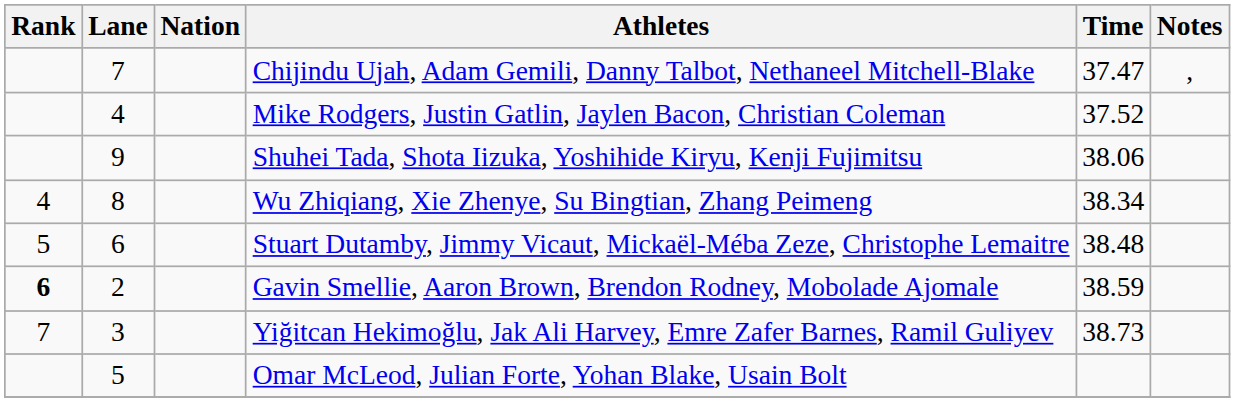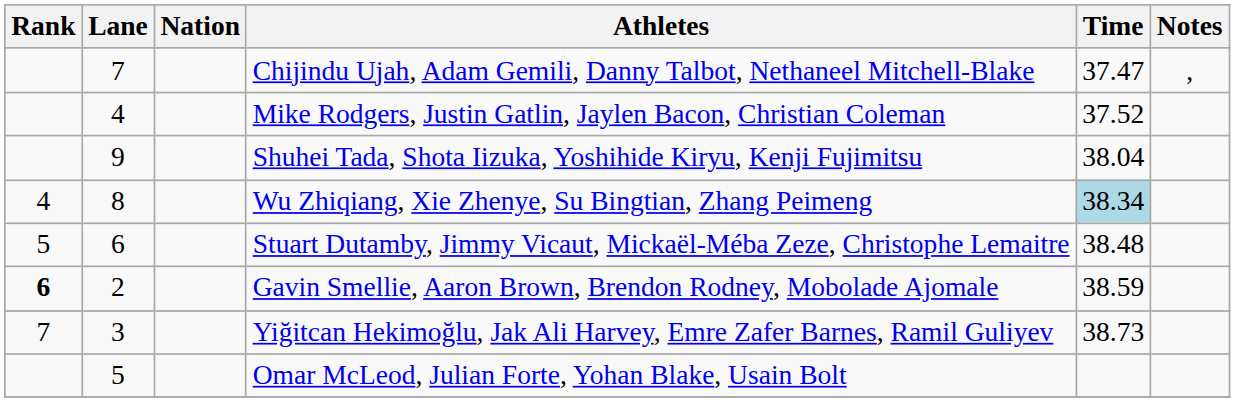(1113, 157) 38.06 -> (1113, 157) 38.04
(1113, 200) no background -> (1113, 200) lightblue background
